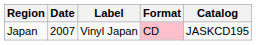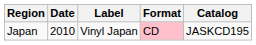(63, 31) 2007 -> (63, 31) 2010
